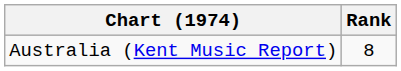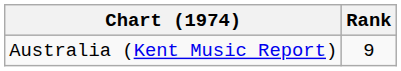(369, 51) 8 -> (369, 51) 9
